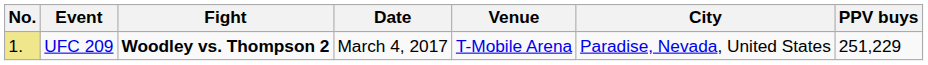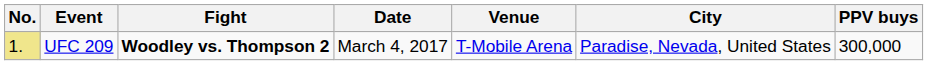(870, 45) 251,229 -> (870, 45) 300,000
